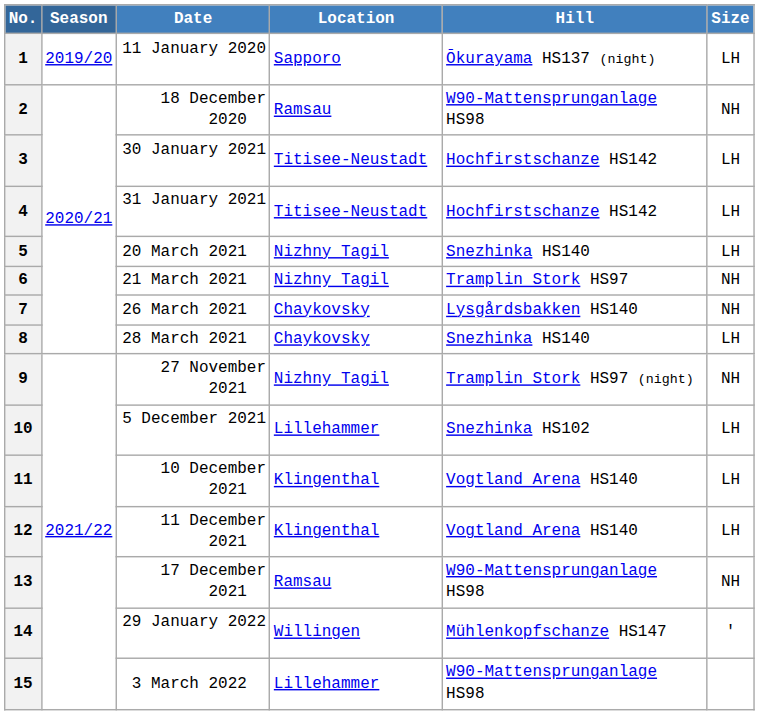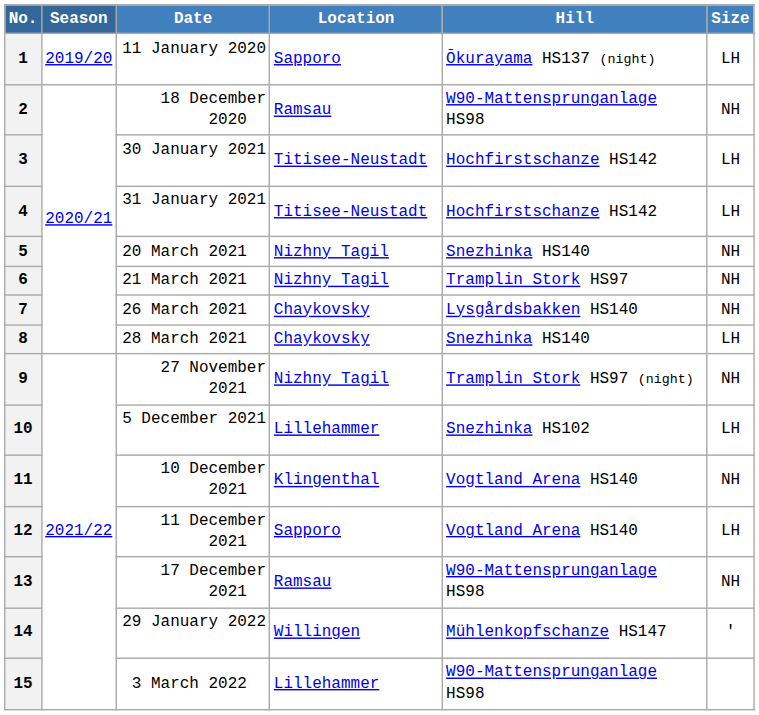(731, 251) LH -> (731, 251) NH
(731, 480) LH -> (731, 480) NH
(327, 531) Klingenthal -> (307, 531) Sapporo
